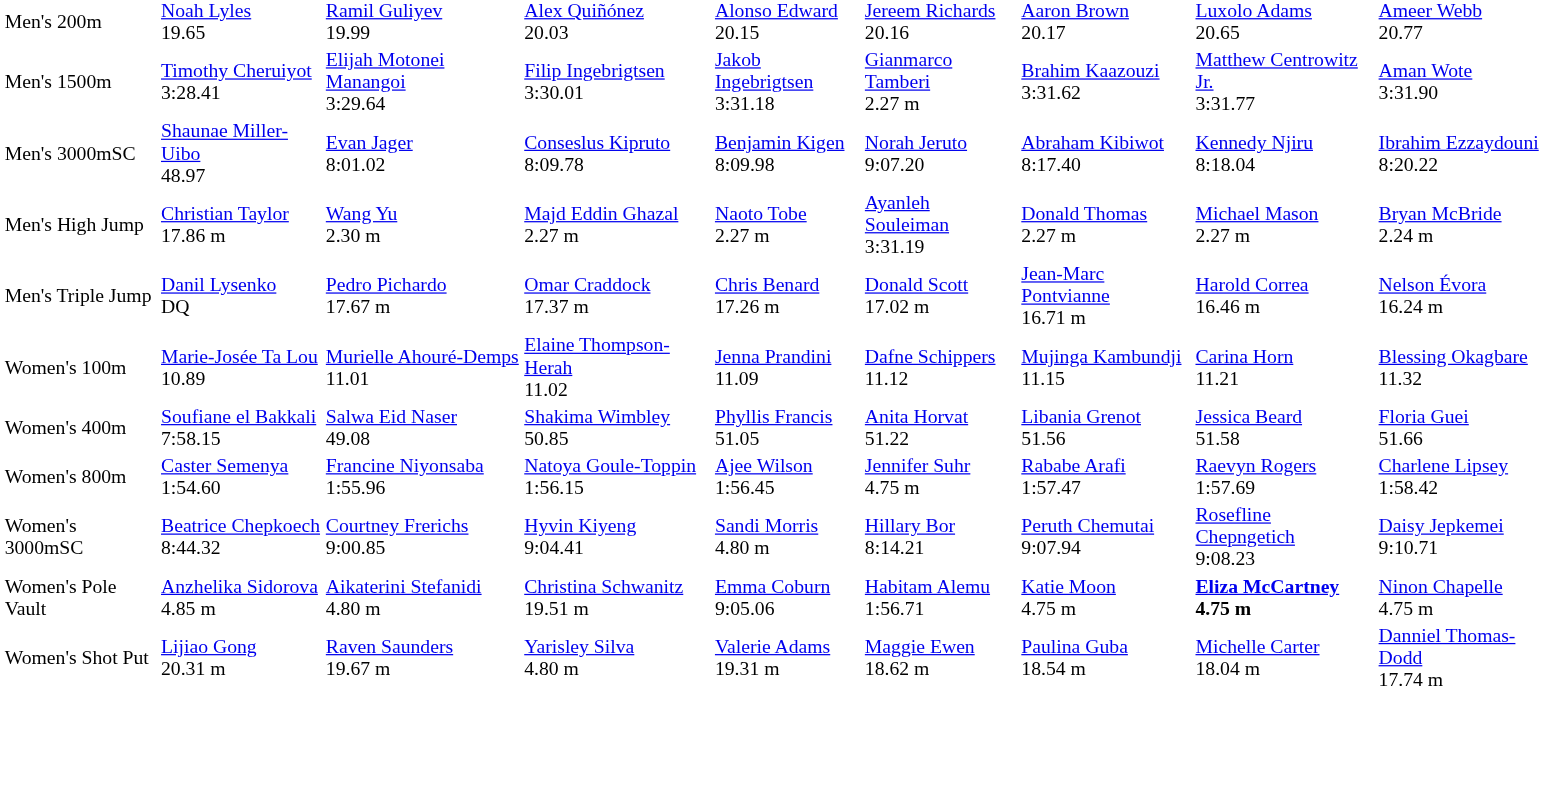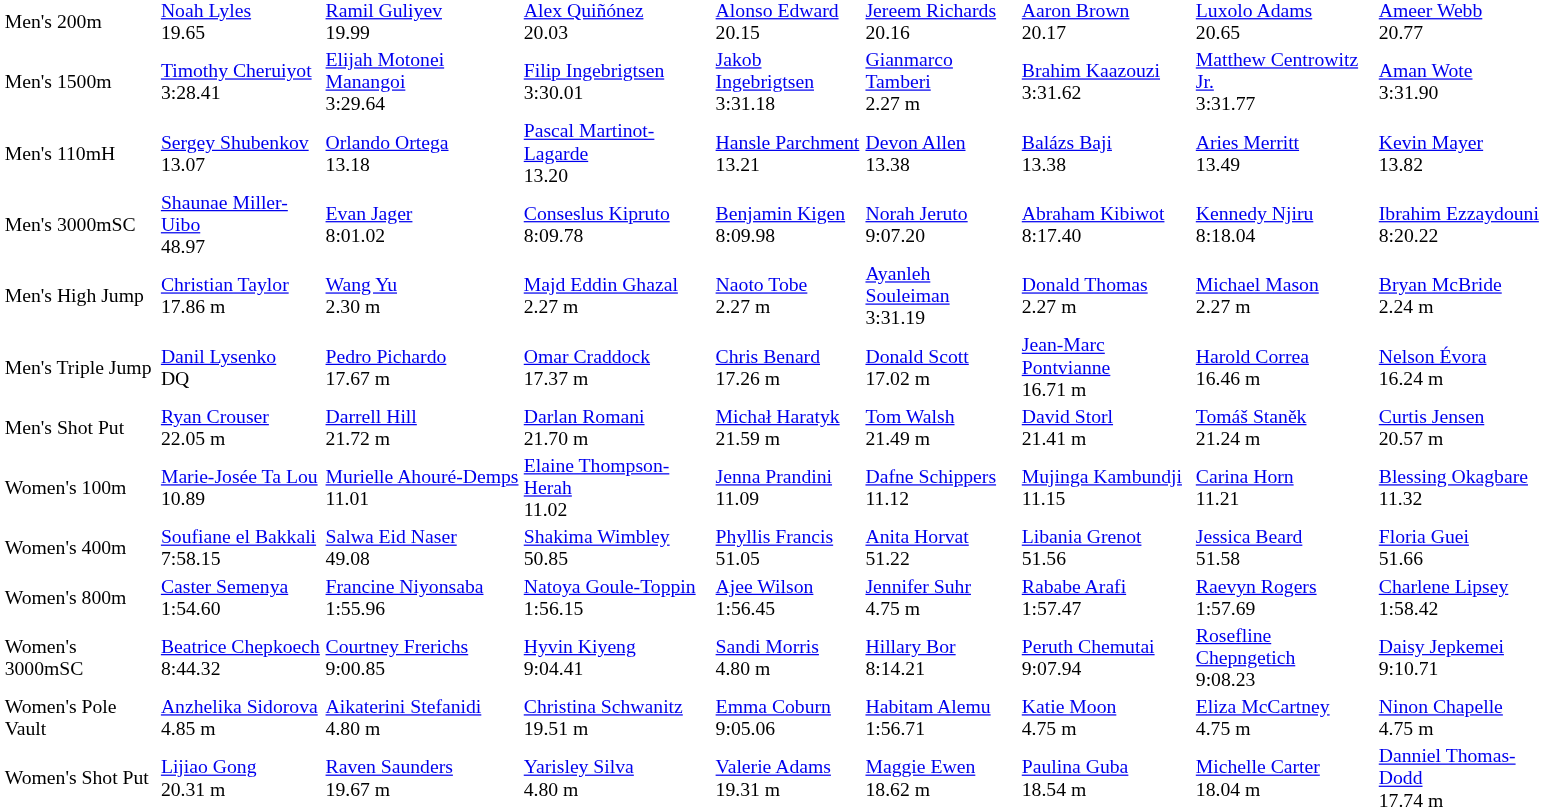+ row: (60, 153)
+ row: (64, 427)
(1267, 597) bold -> (1263, 717) normal
